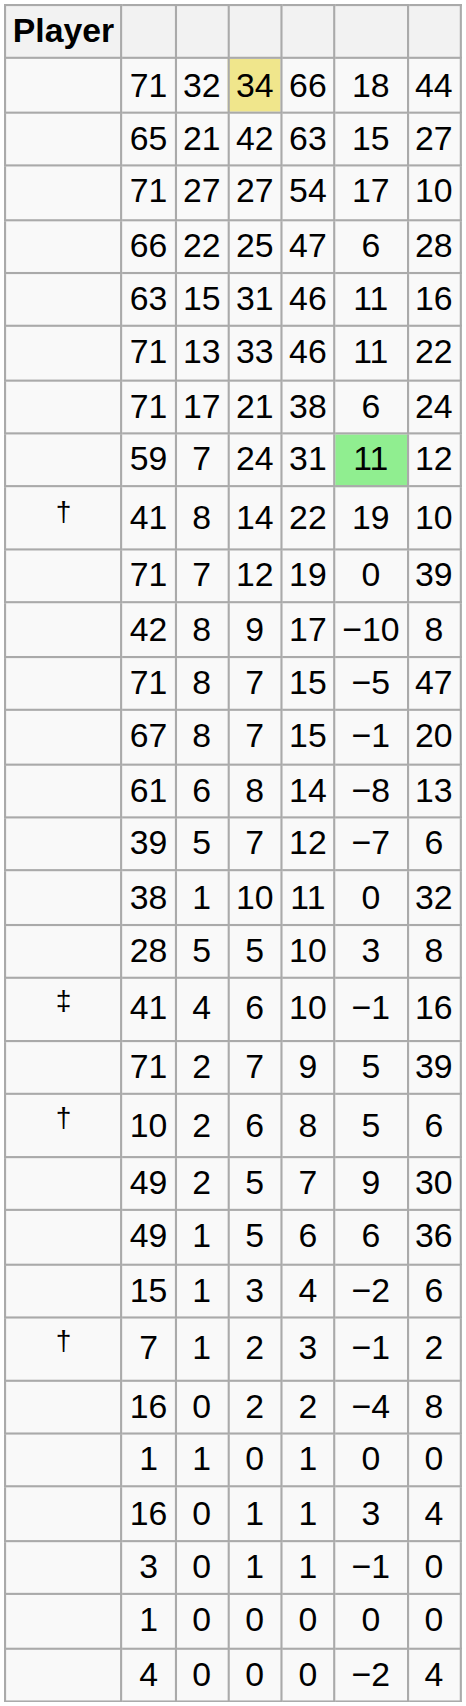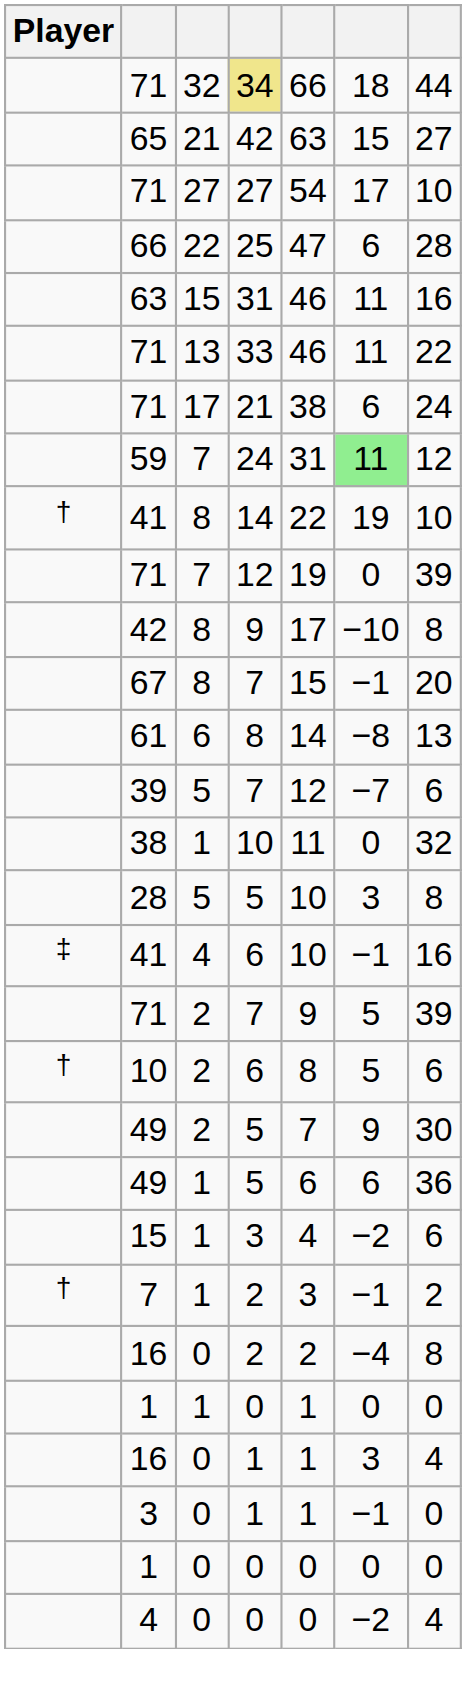- row: (149, 682)
